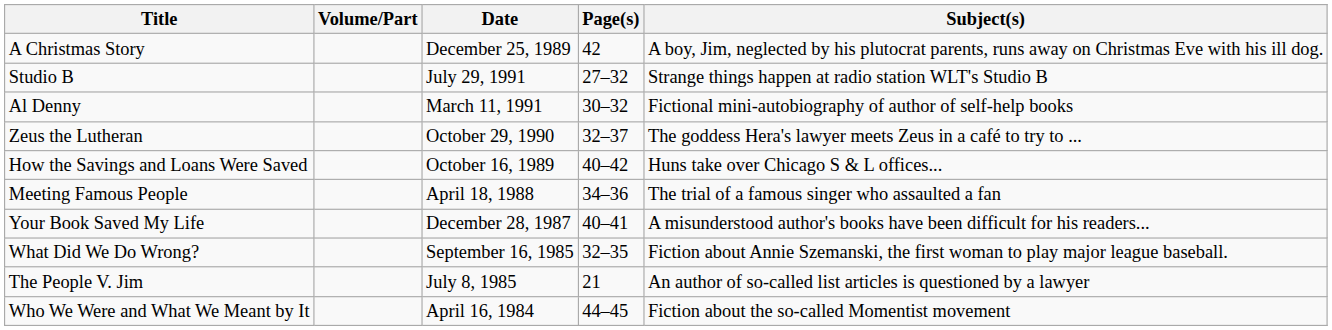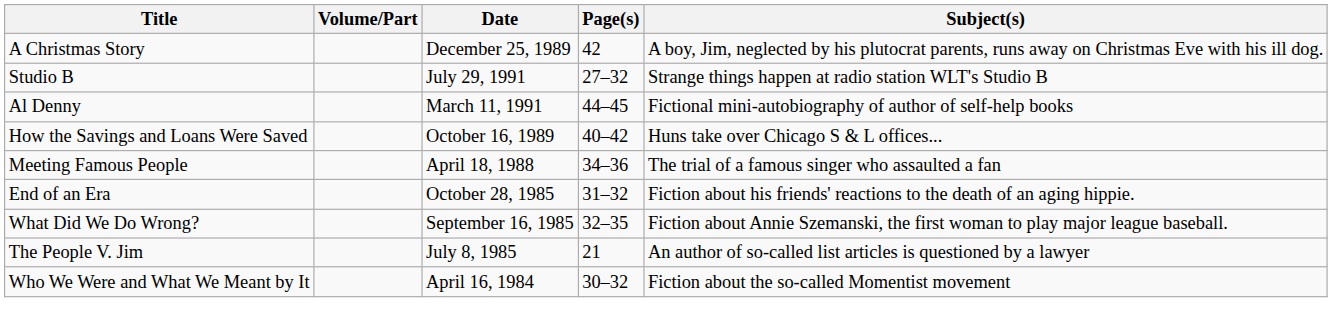(605, 106) 30–32 -> (605, 106) 44–45
- row: (76, 135)
- row: (107, 223)
+ row: (60, 194)
(605, 310) 44–45 -> (605, 281) 30–32
